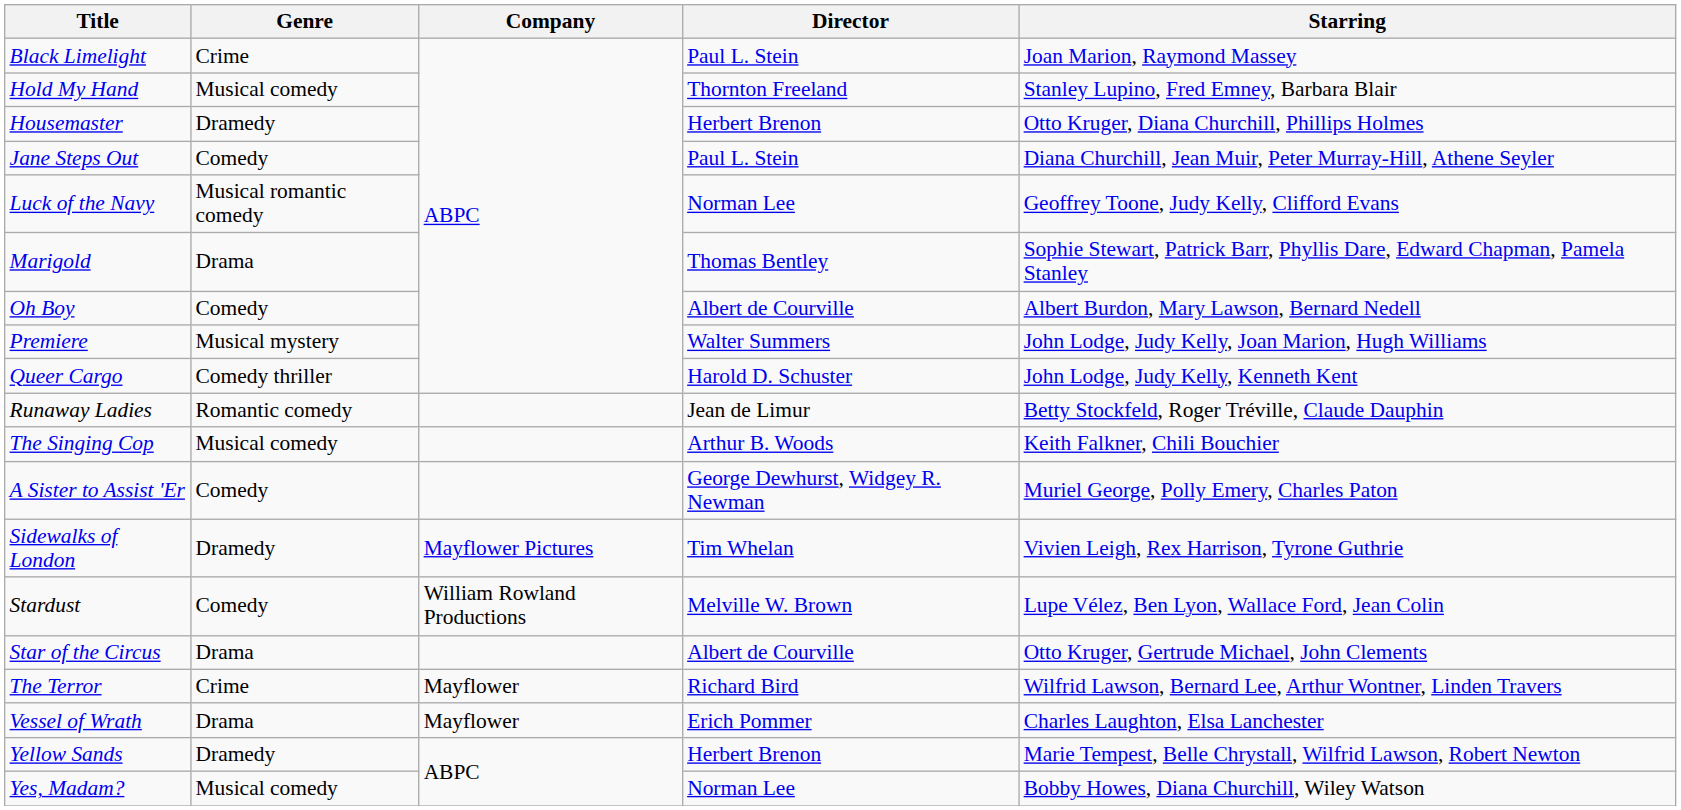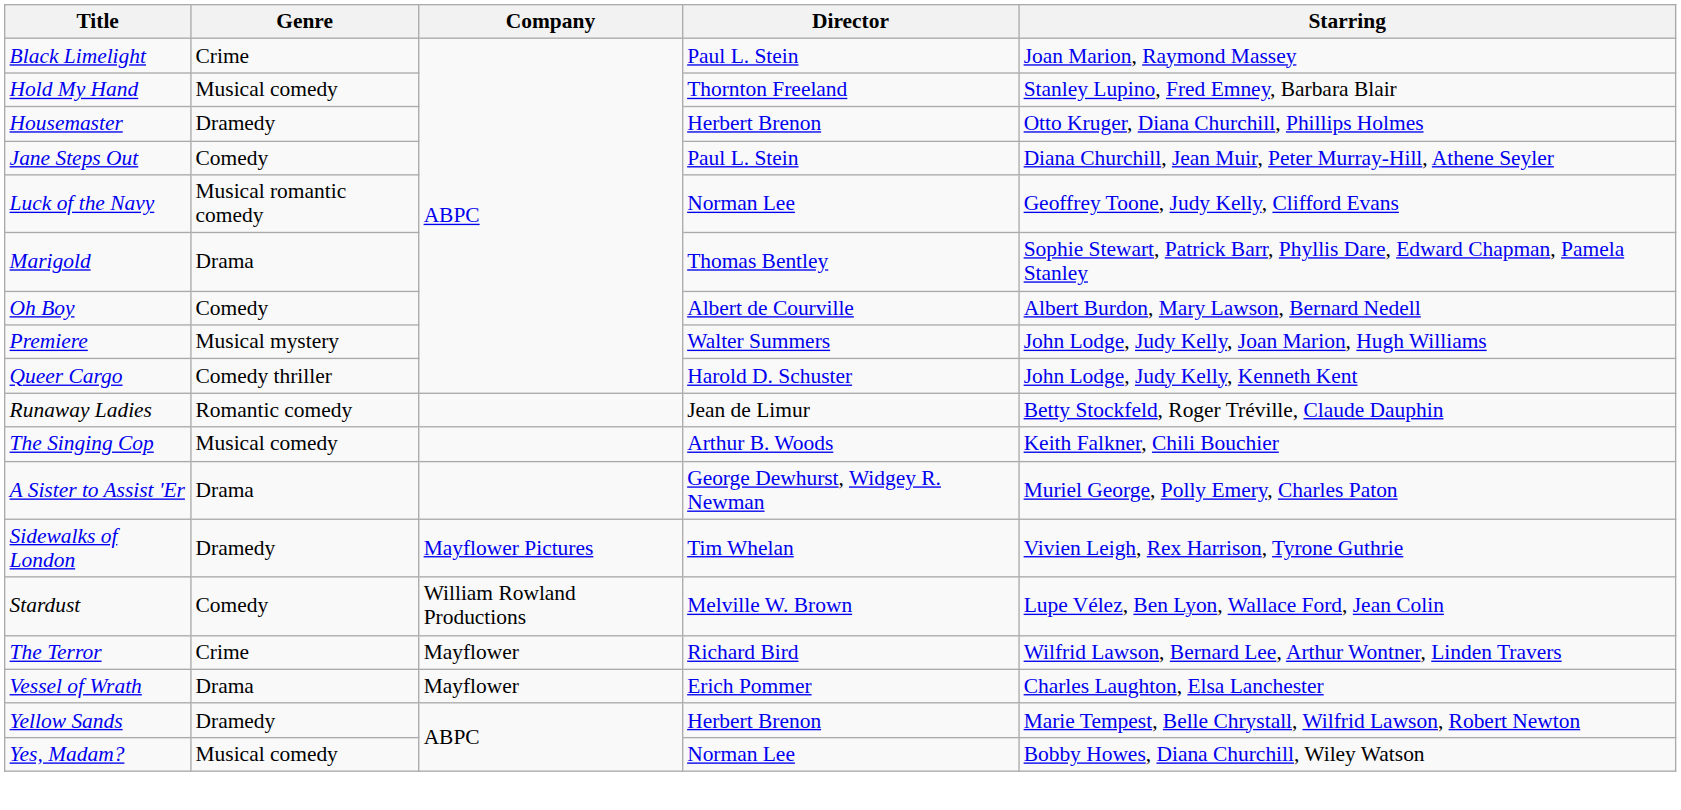(232, 489) Comedy -> (225, 489) Drama
- row: (85, 652)
